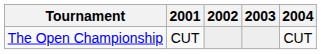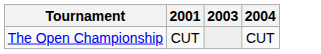- column: (223, 16)
